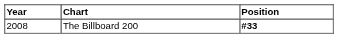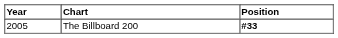(17, 26) 2008 -> (17, 26) 2005
